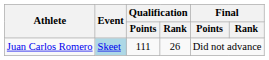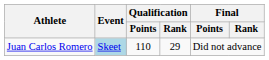(143, 47) 111 -> (143, 47) 110
(175, 47) 26 -> (175, 47) 29
